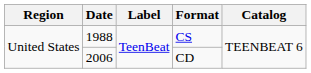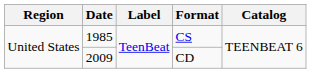(99, 36) 1988 -> (99, 36) 1985
(99, 57) 2006 -> (99, 57) 2009
